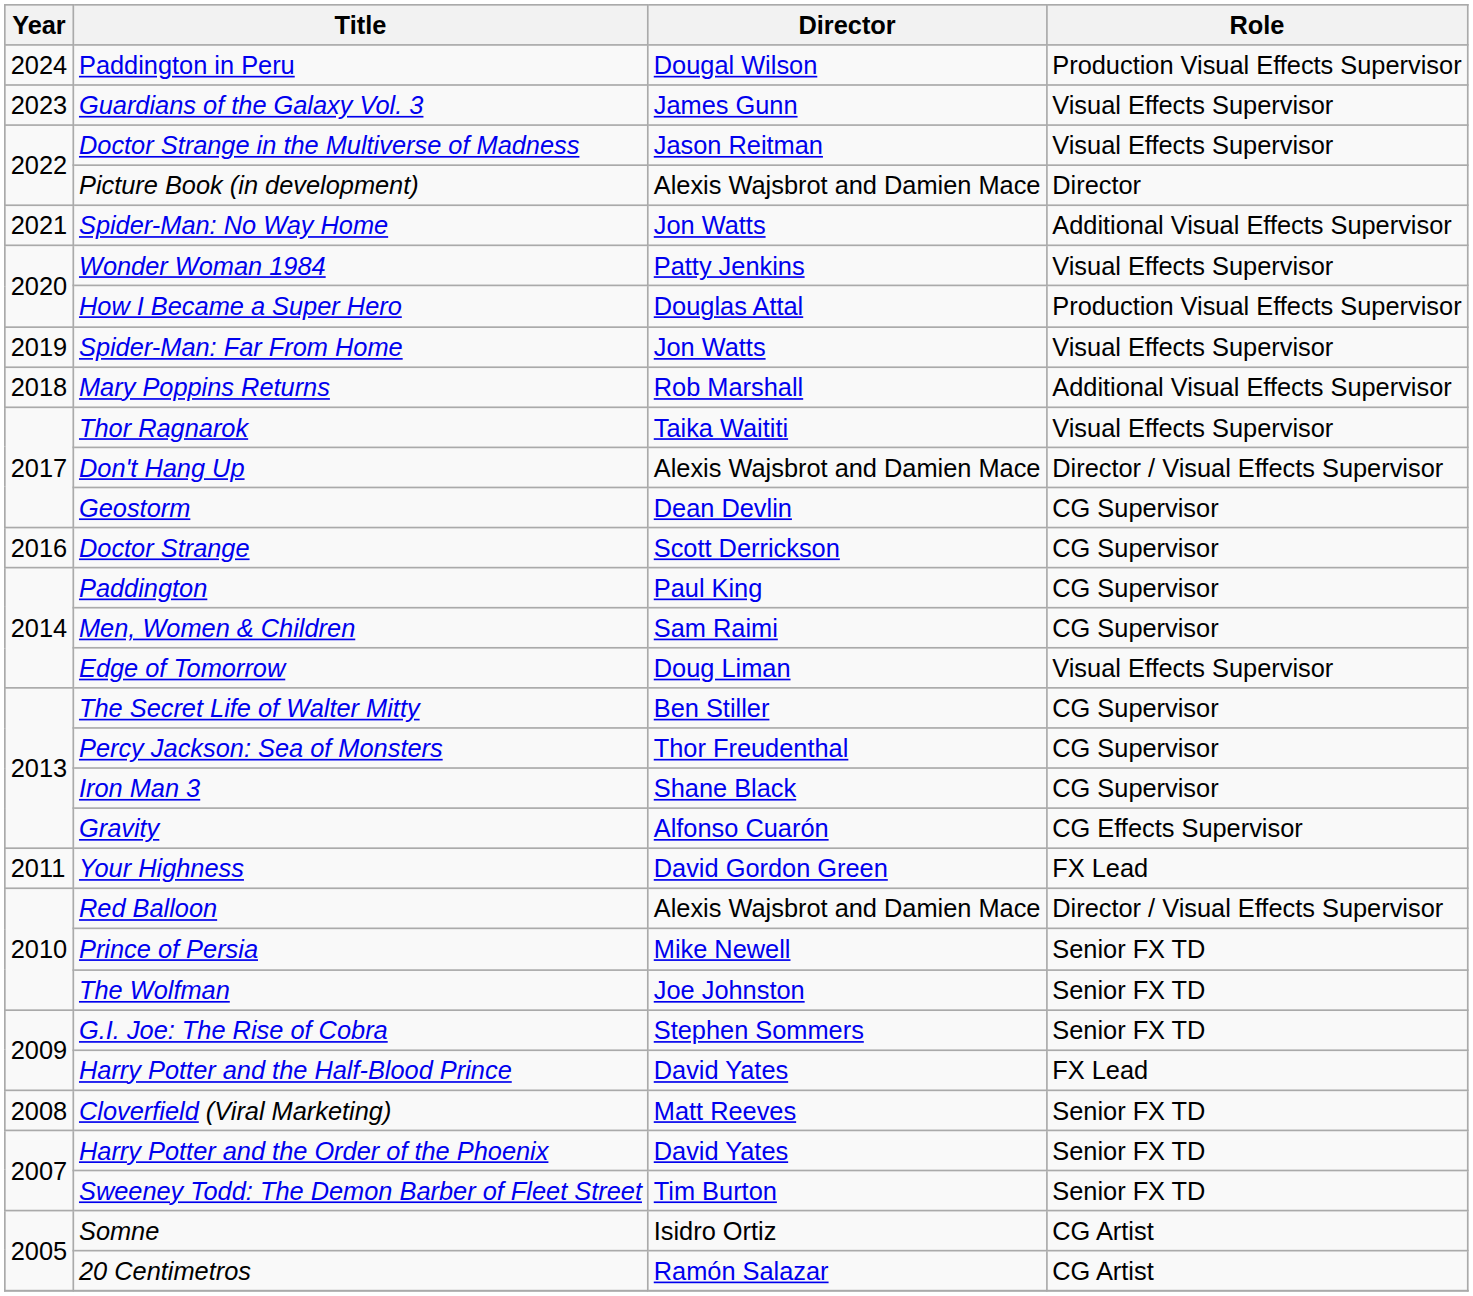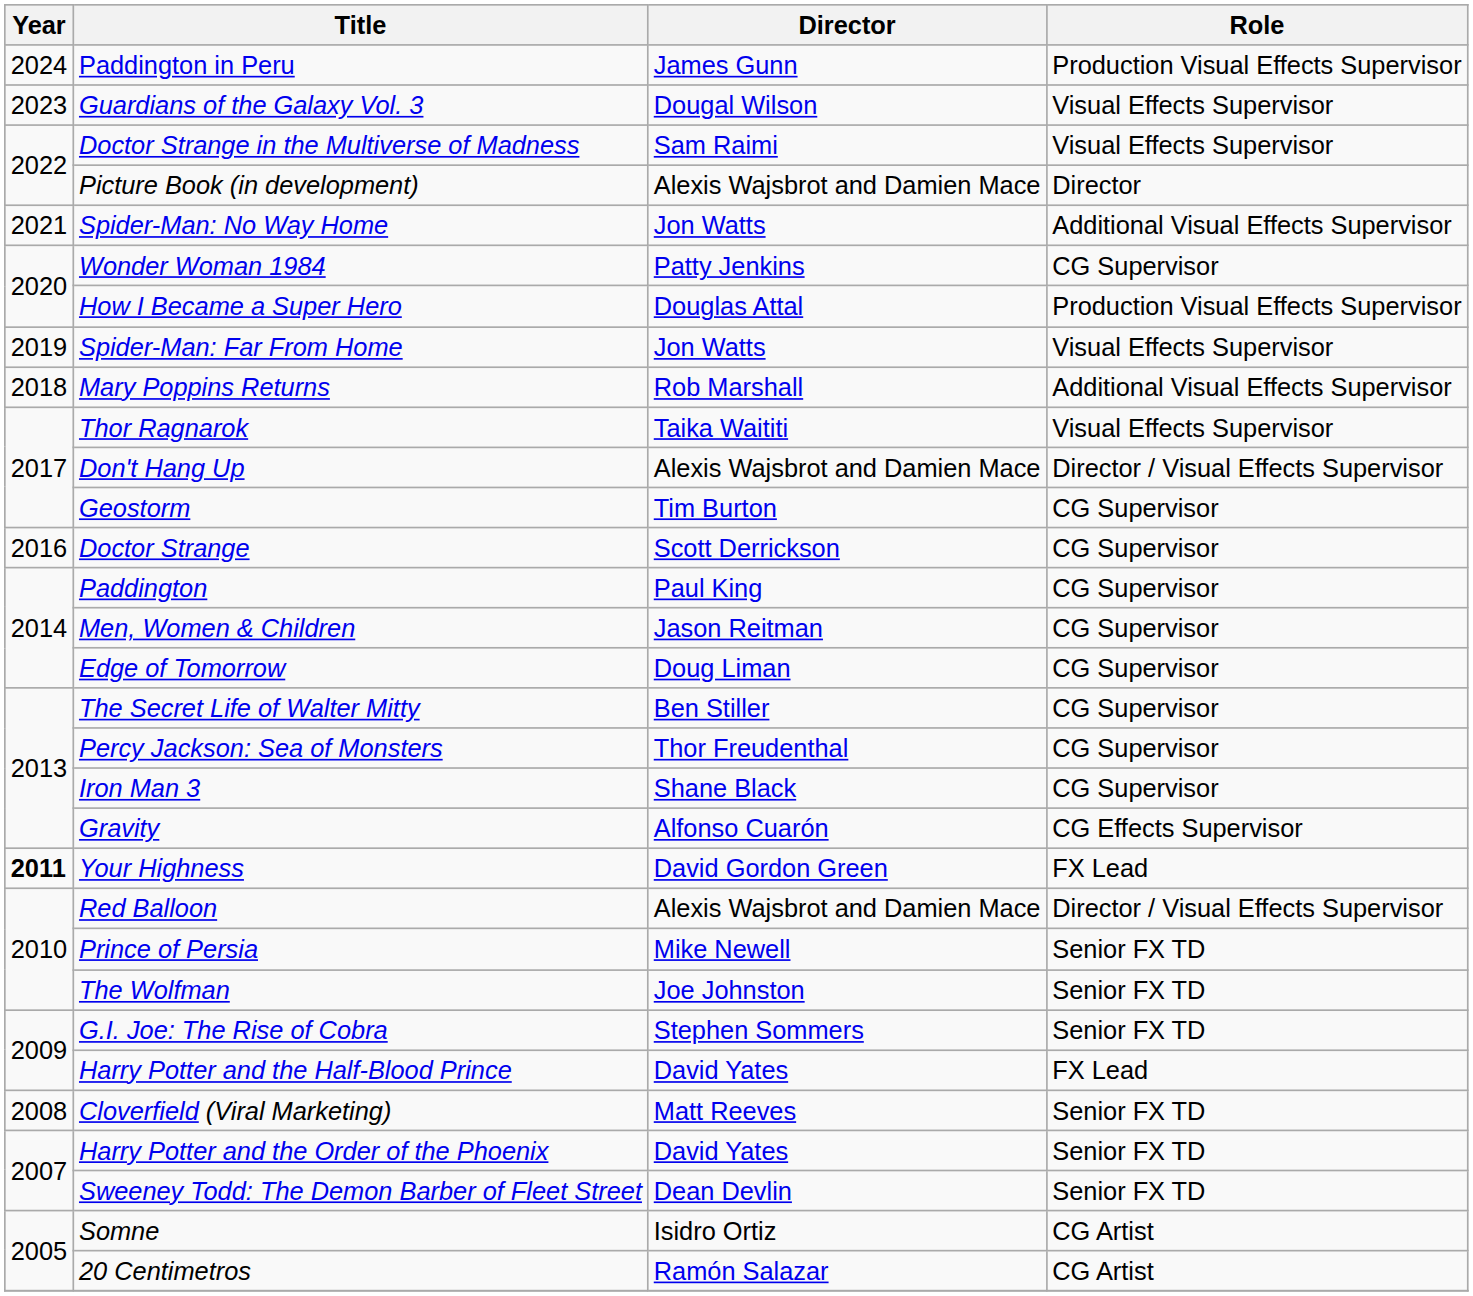(736, 65) Dougal Wilson -> (726, 65) James Gunn
(726, 105) James Gunn -> (736, 105) Dougal Wilson
(738, 146) Jason Reitman -> (716, 146) Sam Raimi
(1193, 266) Visual Effects Supervisor -> (1135, 266) CG Supervisor
(723, 507) Dean Devlin -> (715, 507) Tim Burton
(716, 628) Sam Raimi -> (738, 628) Jason Reitman
(1193, 668) Visual Effects Supervisor -> (1135, 668) CG Supervisor
(38, 869) normal -> (38, 869) bold
(715, 1190) Tim Burton -> (723, 1190) Dean Devlin
